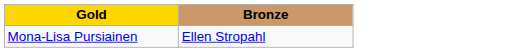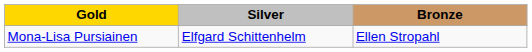+ column: (266, 15)
